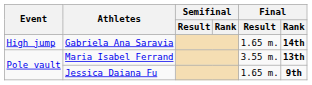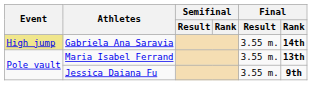(31, 42) no background -> (31, 42) khaki background
(260, 42) 1.65 m. -> (260, 42) 3.55 m.
(260, 72) 1.65 m. -> (260, 72) 3.55 m.
